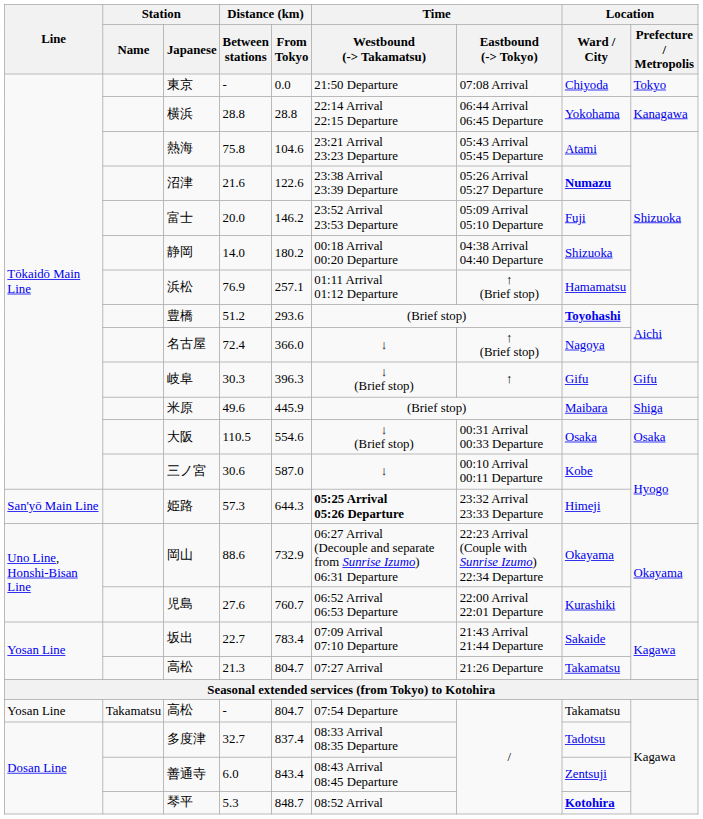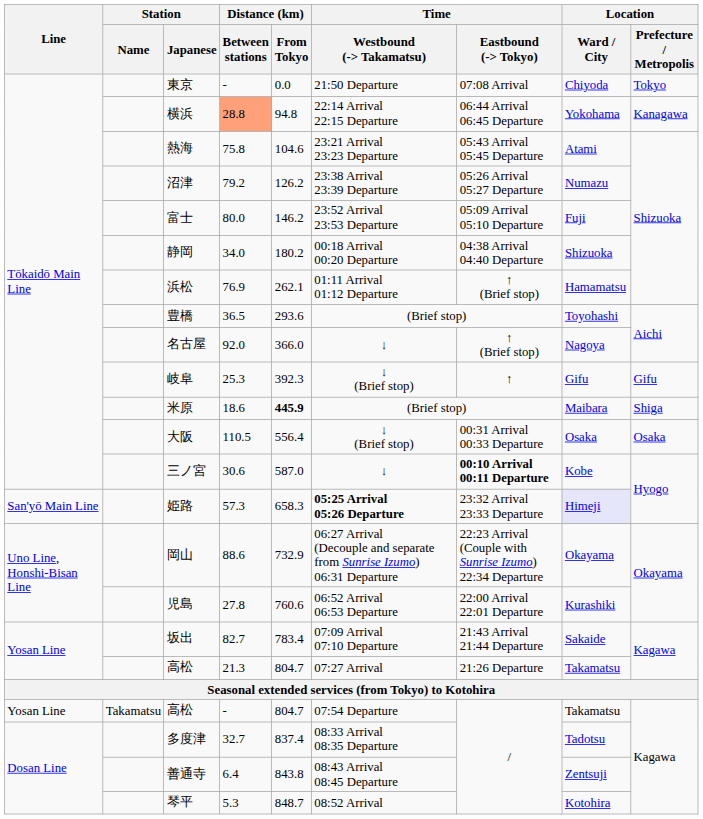(234, 113) no background -> (234, 113) lightsalmon background
(286, 113) 28.8 -> (286, 113) 94.8
(234, 183) 21.6 -> (234, 183) 79.2
(289, 183) 122.6 -> (289, 183) 126.2
(588, 183) bold -> (587, 183) normal
(234, 218) 20.0 -> (234, 218) 80.0
(234, 252) 14.0 -> (234, 252) 34.0
(289, 287) 257.1 -> (289, 287) 262.1
(234, 316) 51.2 -> (234, 316) 36.5
(593, 316) bold -> (591, 316) normal
(234, 344) 72.4 -> (234, 344) 92.0
(234, 379) 30.3 -> (234, 379) 25.3
(289, 379) 396.3 -> (289, 379) 392.3
(234, 408) 49.6 -> (234, 408) 18.6
(289, 408) normal -> (289, 408) bold
(289, 436) 554.6 -> (289, 436) 556.4
(501, 471) normal -> (504, 471) bold
(289, 506) 644.3 -> (289, 506) 658.3
(583, 506) no background -> (583, 506) lavender background
(234, 604) 27.6 -> (234, 604) 27.8
(289, 604) 760.7 -> (289, 604) 760.6
(234, 639) 22.7 -> (234, 639) 82.7
(231, 774) 6.0 -> (231, 774) 6.4
(289, 774) 843.4 -> (289, 774) 843.8
(590, 803) bold -> (588, 803) normal
